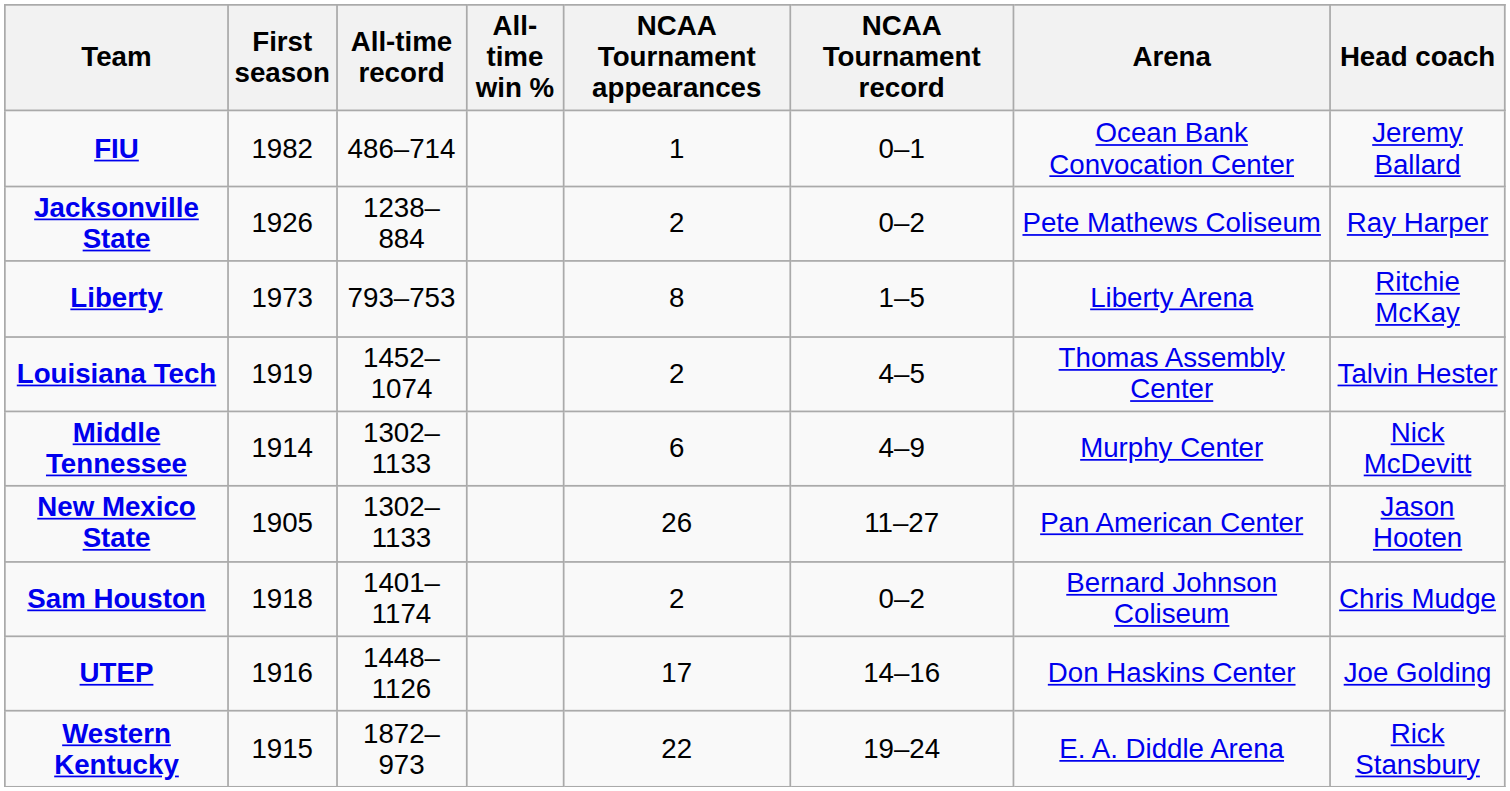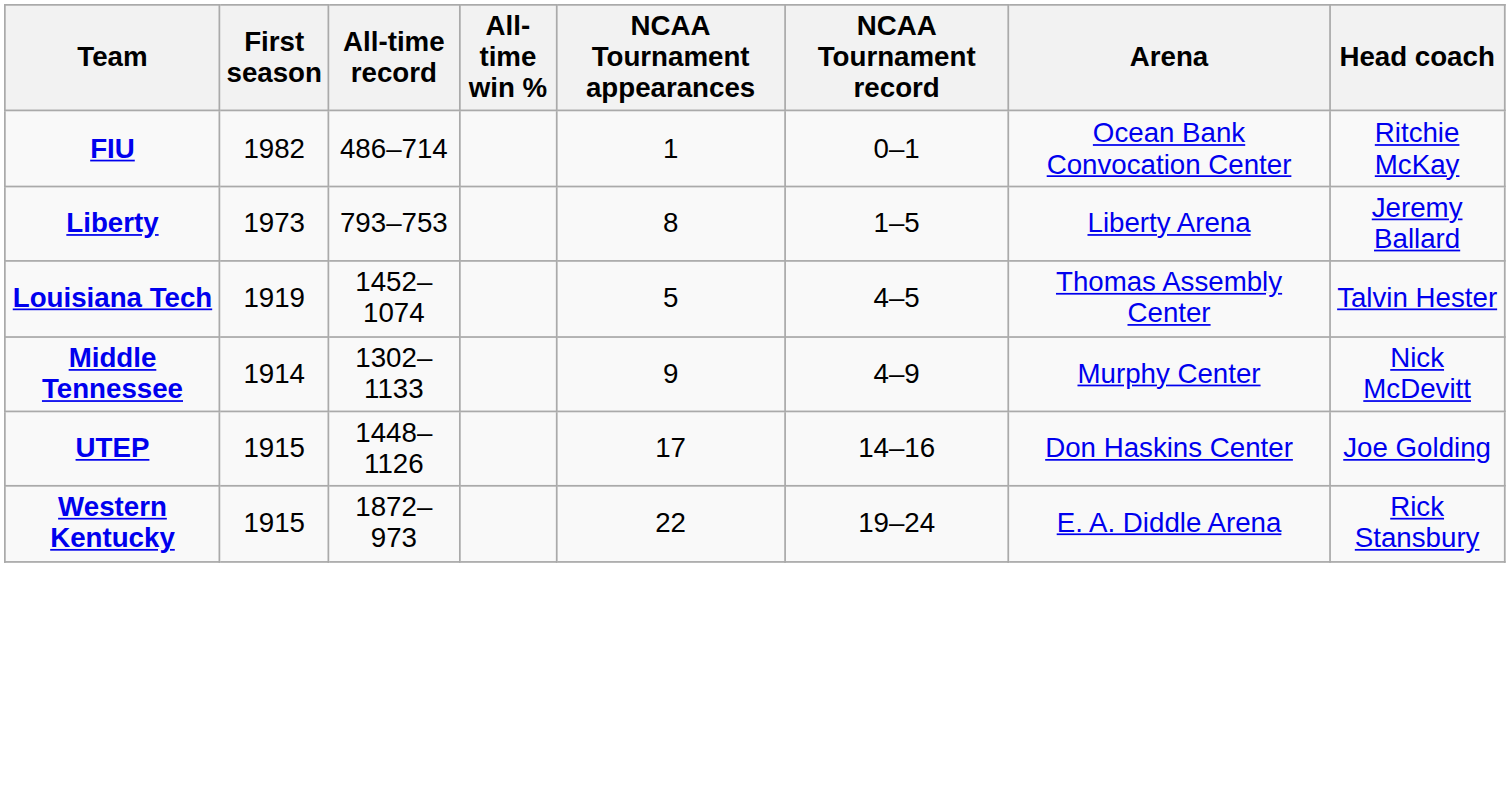(1418, 148) Jeremy Ballard -> (1417, 148) Ritchie McKay
- row: (116, 223)
(1418, 298) Ritchie McKay -> (1417, 223) Jeremy Ballard
(677, 373) 2 -> (671, 298) 5
(677, 448) 6 -> (671, 373) 9
- row: (117, 523)
- row: (117, 598)
(282, 673) 1916 -> (274, 448) 1915
